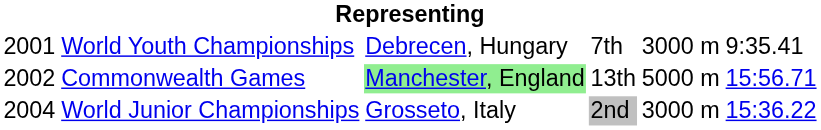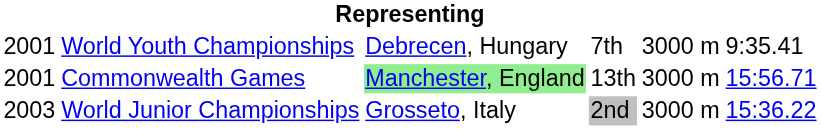(29, 78) 2002 -> (29, 78) 2001
(681, 78) 5000 m -> (681, 78) 3000 m
(29, 110) 2004 -> (29, 110) 2003
